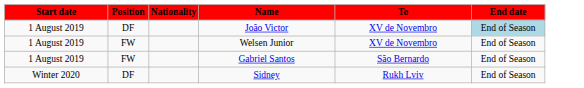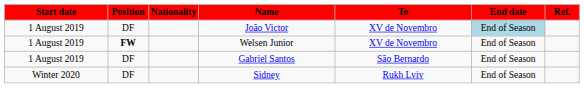+ column: (562, 12)
(128, 44) normal -> (128, 44) bold
(128, 59) FW -> (128, 59) DF
